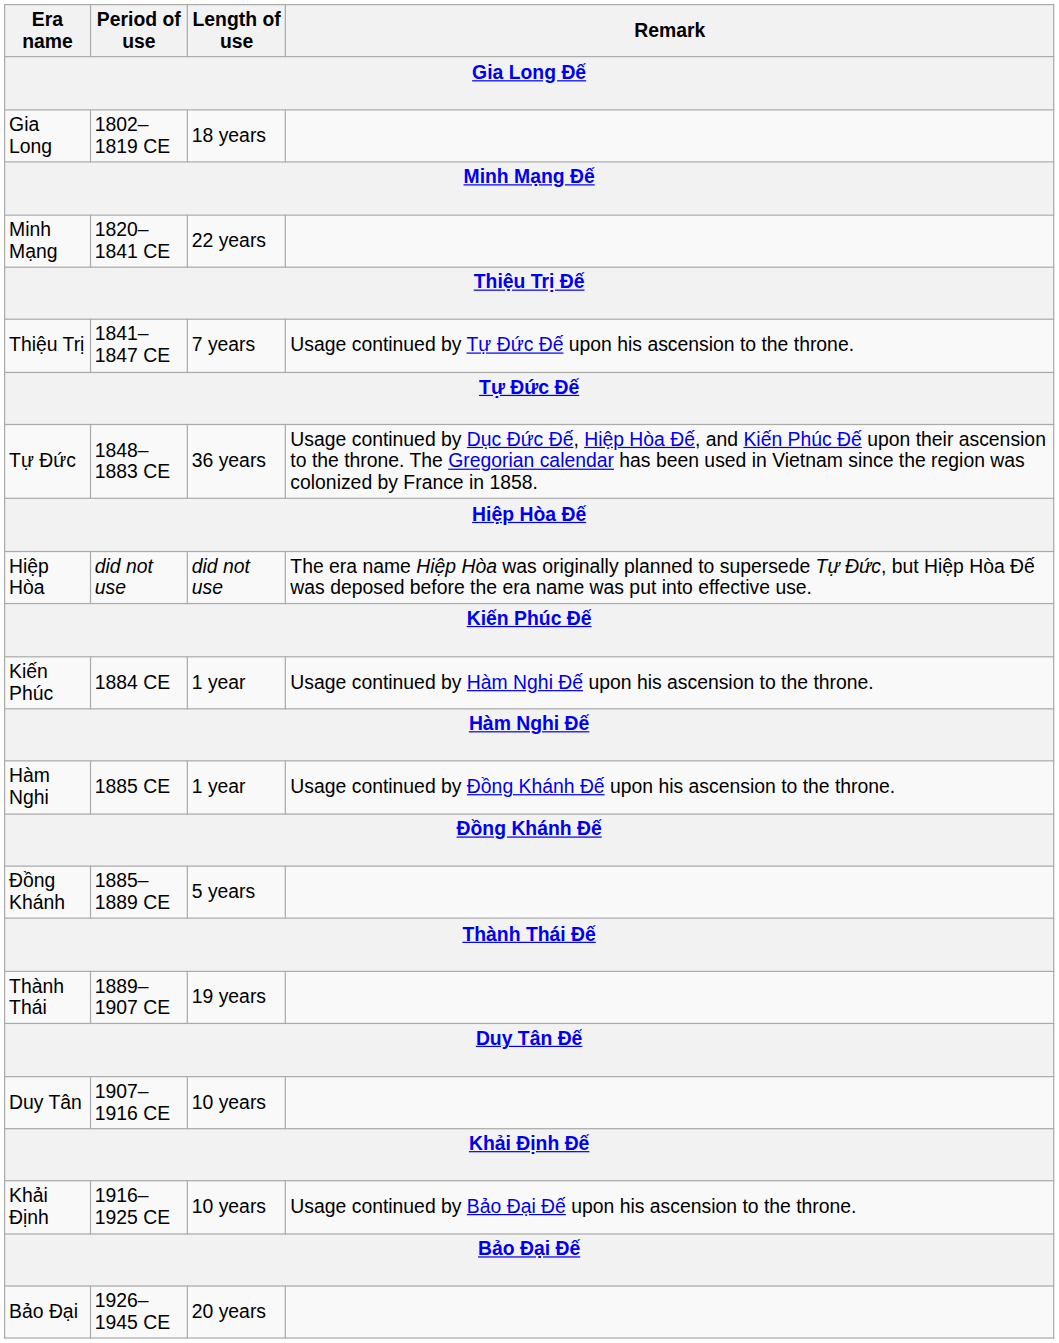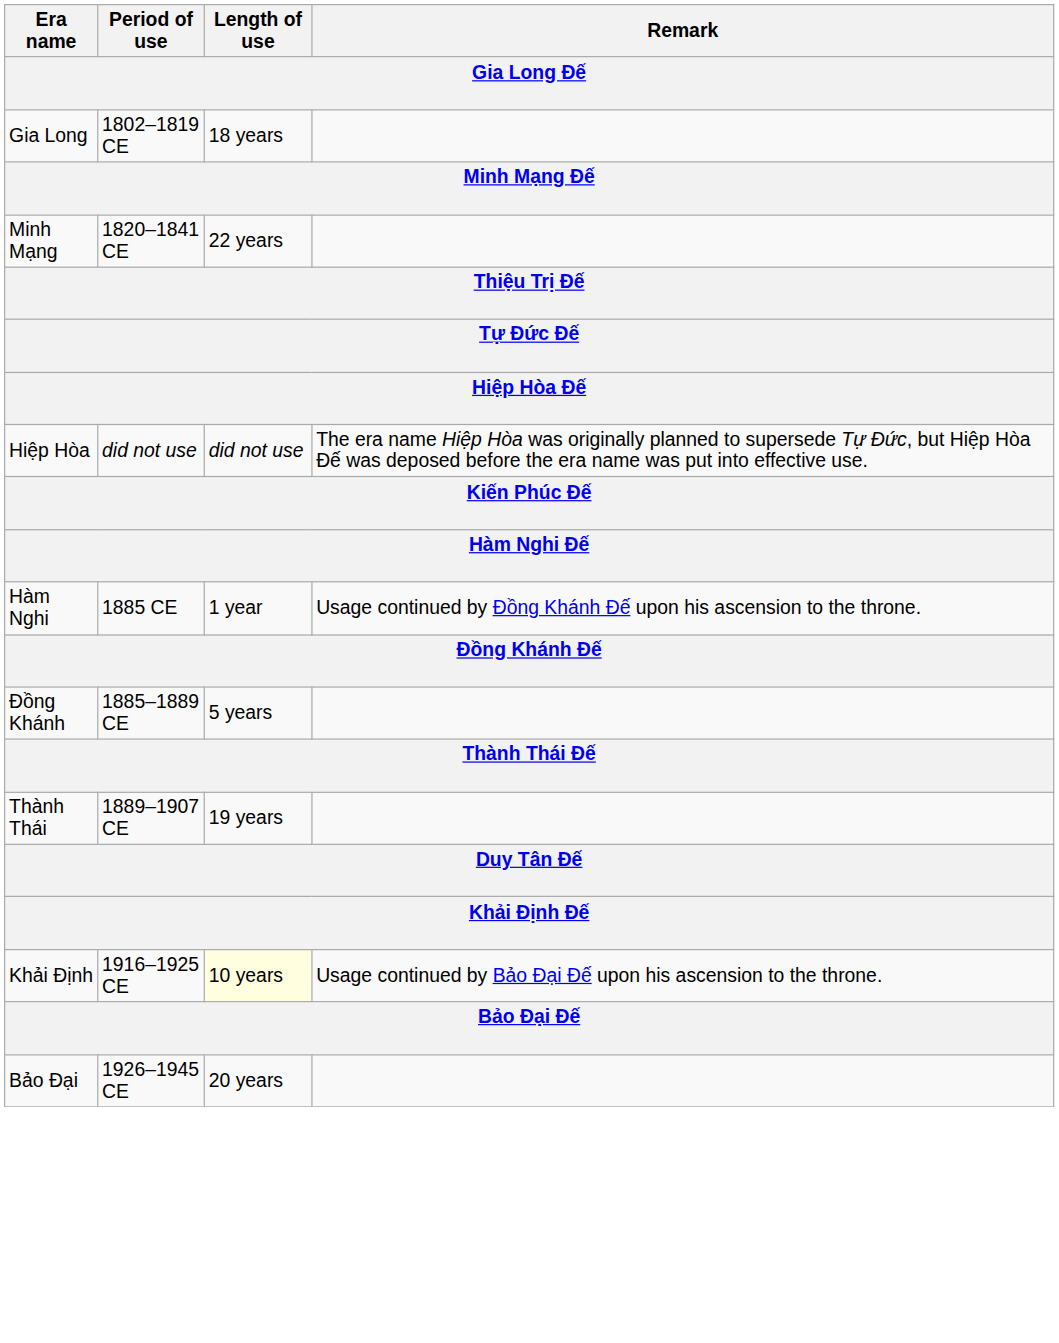- row: (47, 345)
- row: (42, 461)
- row: (31, 682)
- row: (45, 1102)
(229, 1207) no background -> (246, 975) lightyellow background
